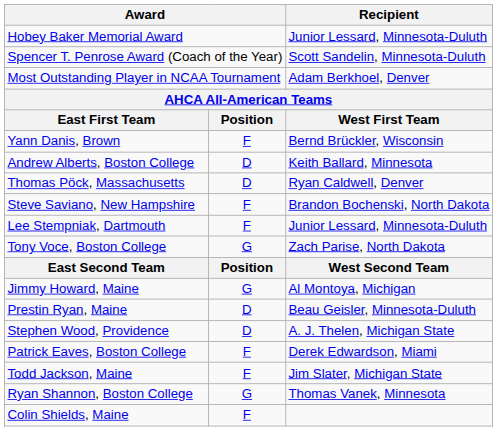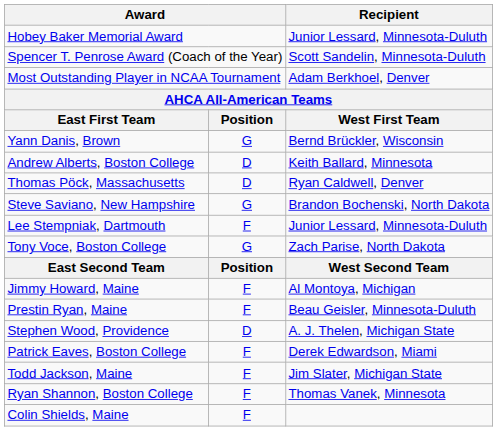(247, 141) F -> (247, 141) G
(247, 204) F -> (247, 204) G
(247, 288) G -> (247, 288) F
(247, 309) D -> (247, 309) F
(247, 394) G -> (247, 394) F
